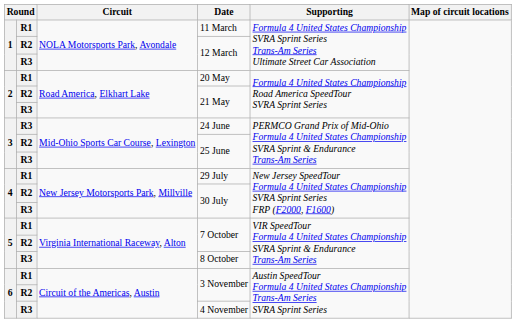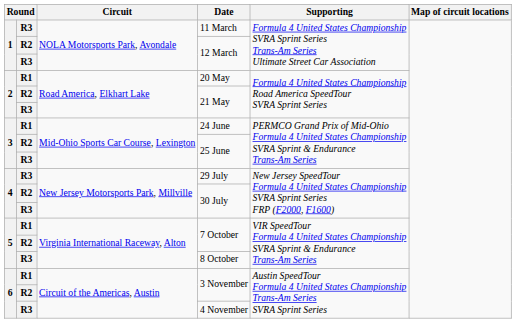(27, 27) R1 -> (27, 27) R3
(27, 125) R3 -> (27, 125) R1
(27, 175) R1 -> (27, 175) R3
